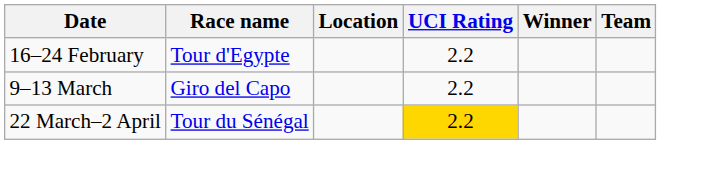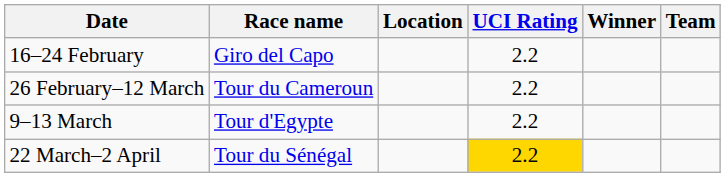(230, 54) Tour d'Egypte -> (274, 54) Giro del Capo
+ row: (107, 88)
(230, 88) Giro del Capo -> (274, 121) Tour d'Egypte
